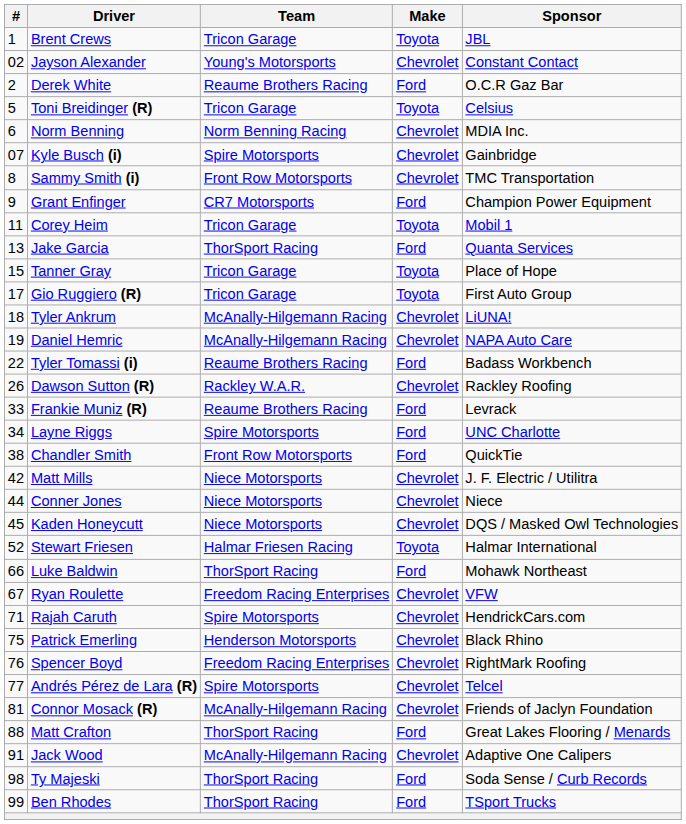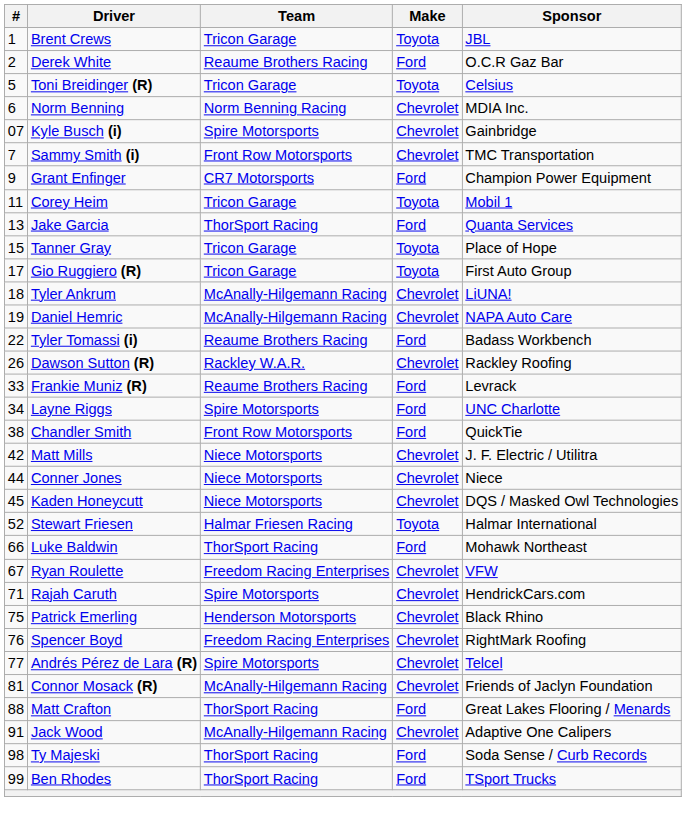- row: (88, 62)
(12, 178) 8 -> (12, 155) 7
